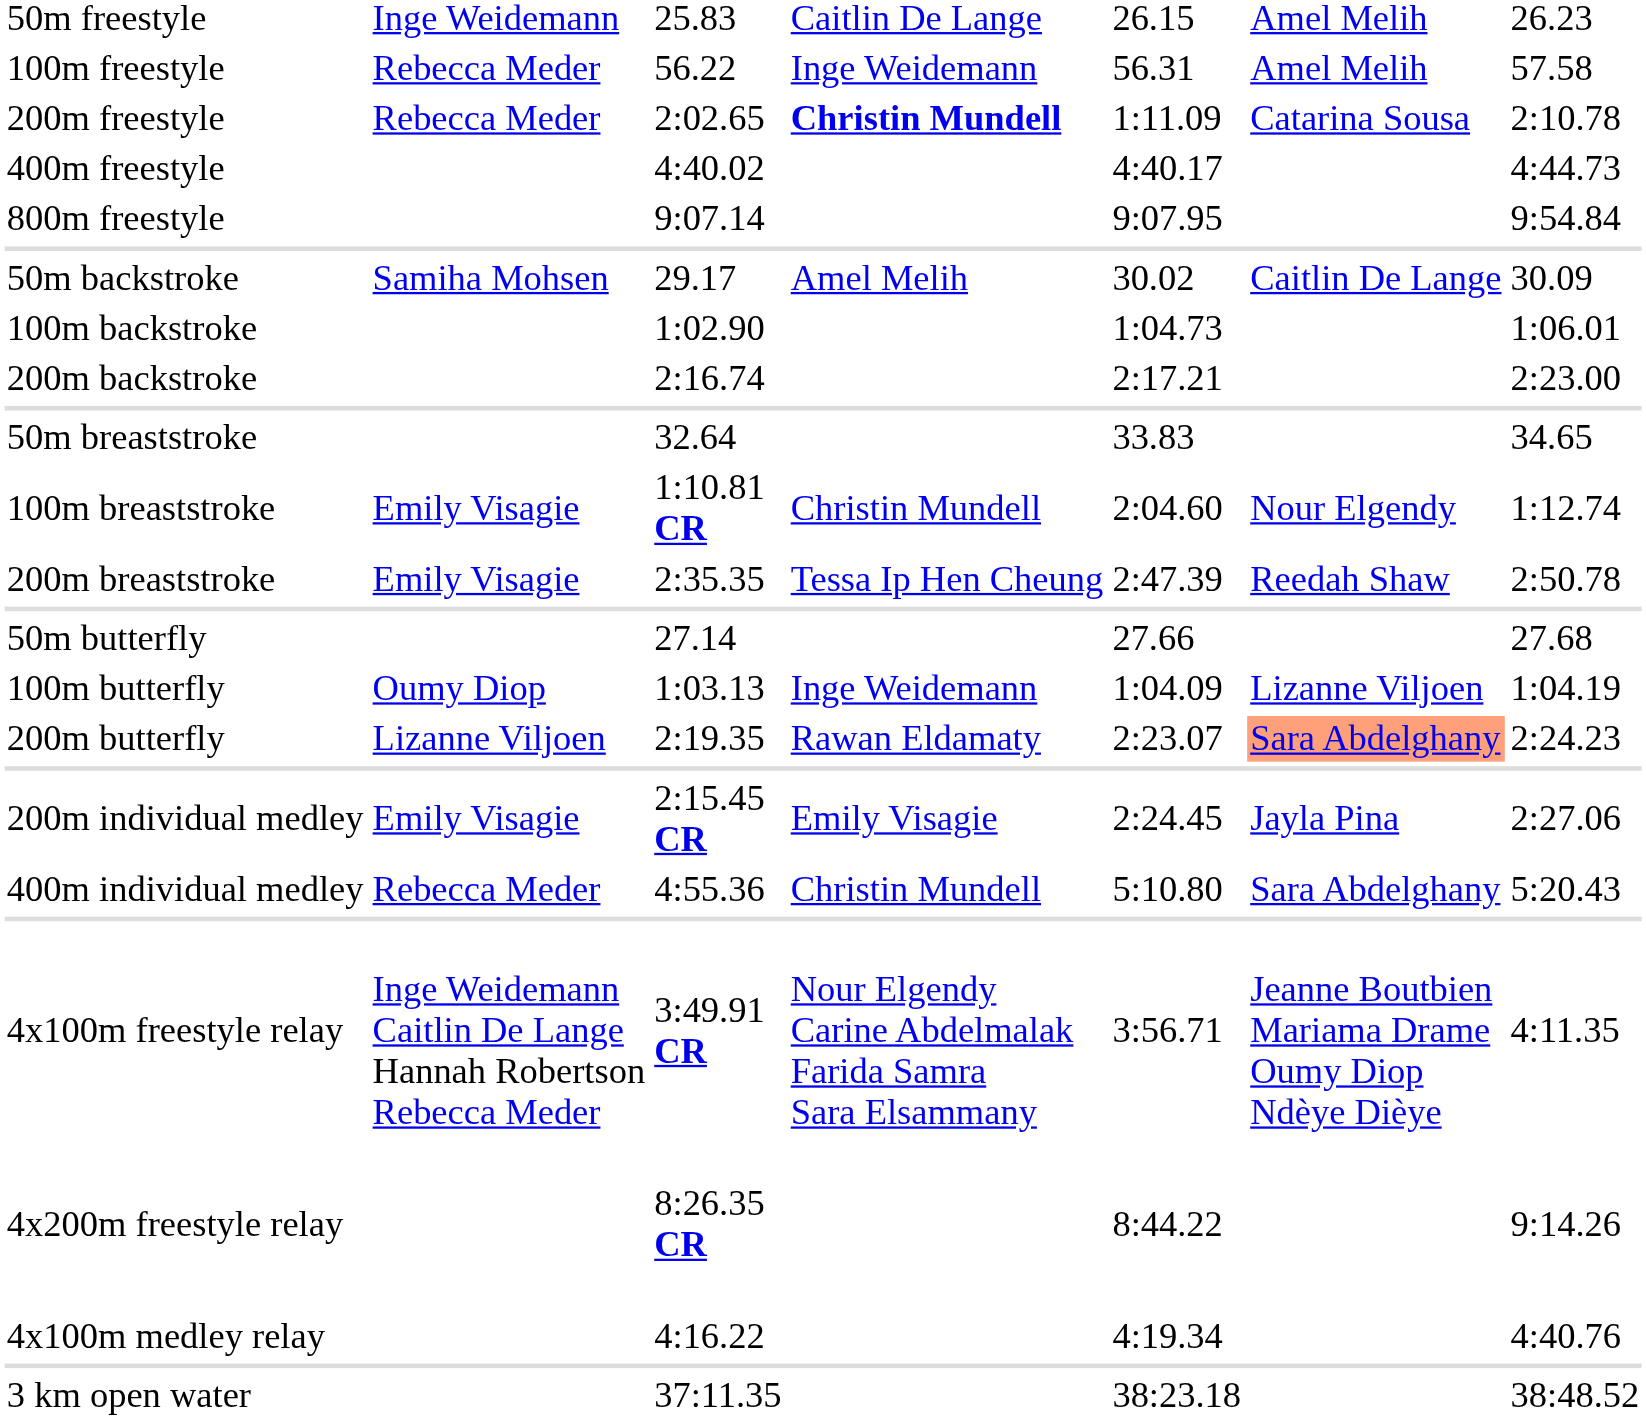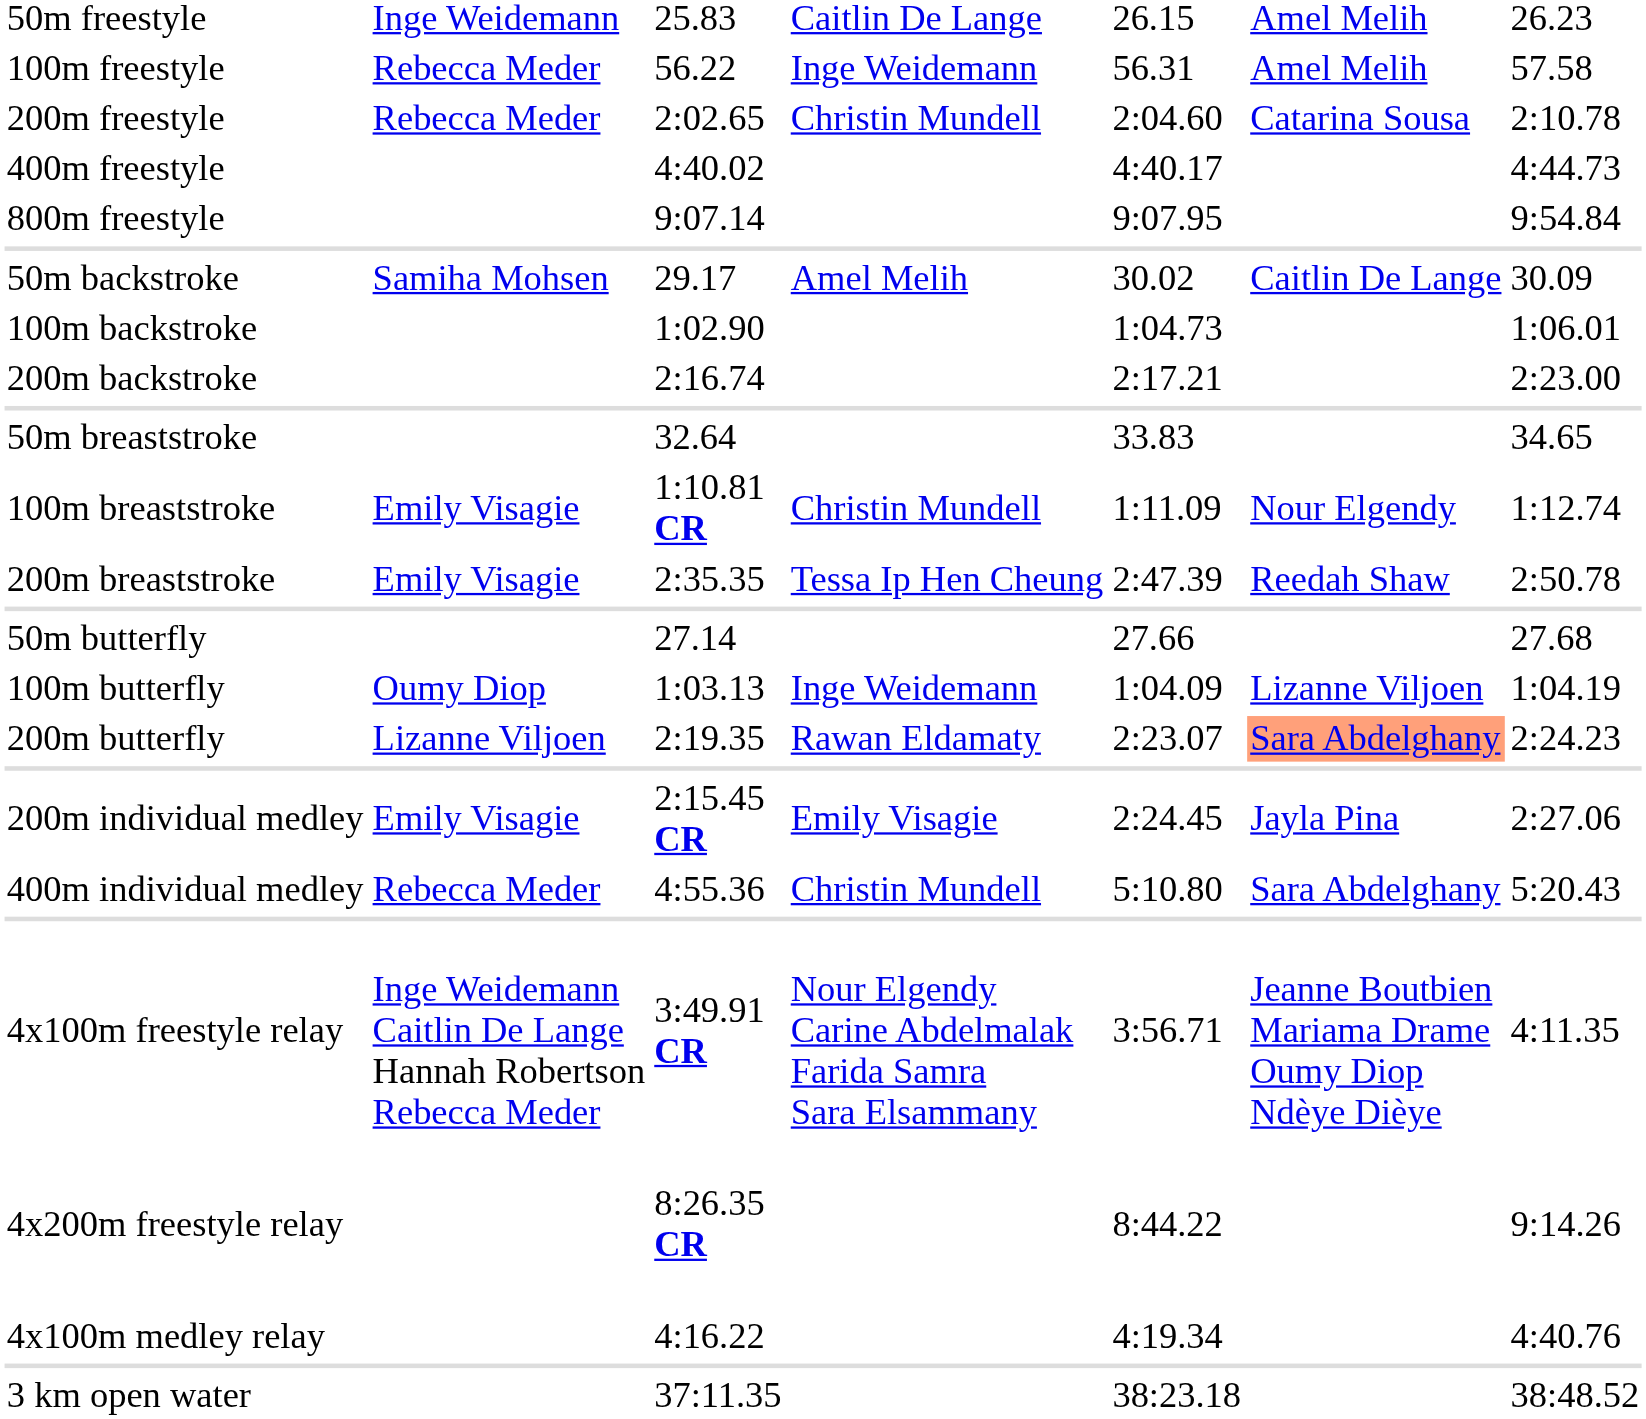(926, 118) bold -> (916, 118) normal
(1167, 118) 1:11.09 -> (1168, 118) 2:04.60
(1168, 507) 2:04.60 -> (1167, 507) 1:11.09
